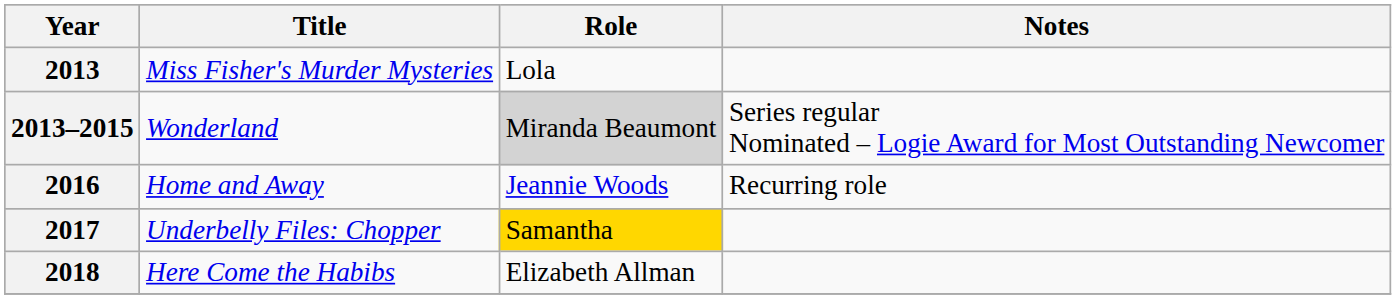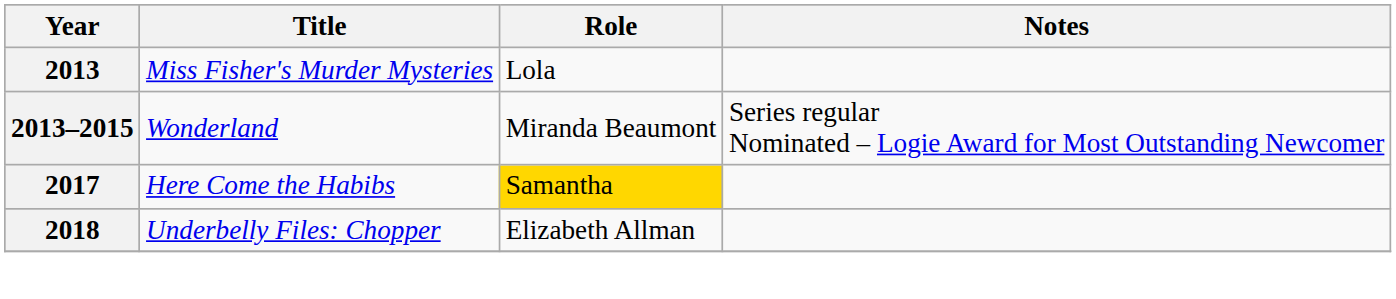(611, 127) lightgrey background -> (611, 127) no background
- row: (72, 186)
(293, 229) Underbelly Files: Chopper -> (271, 186) Here Come the Habibs
(271, 272) Here Come the Habibs -> (293, 229) Underbelly Files: Chopper
